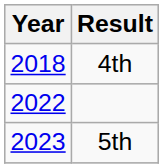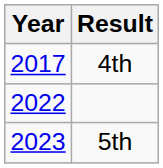(38, 63) 2018 -> (38, 63) 2017
